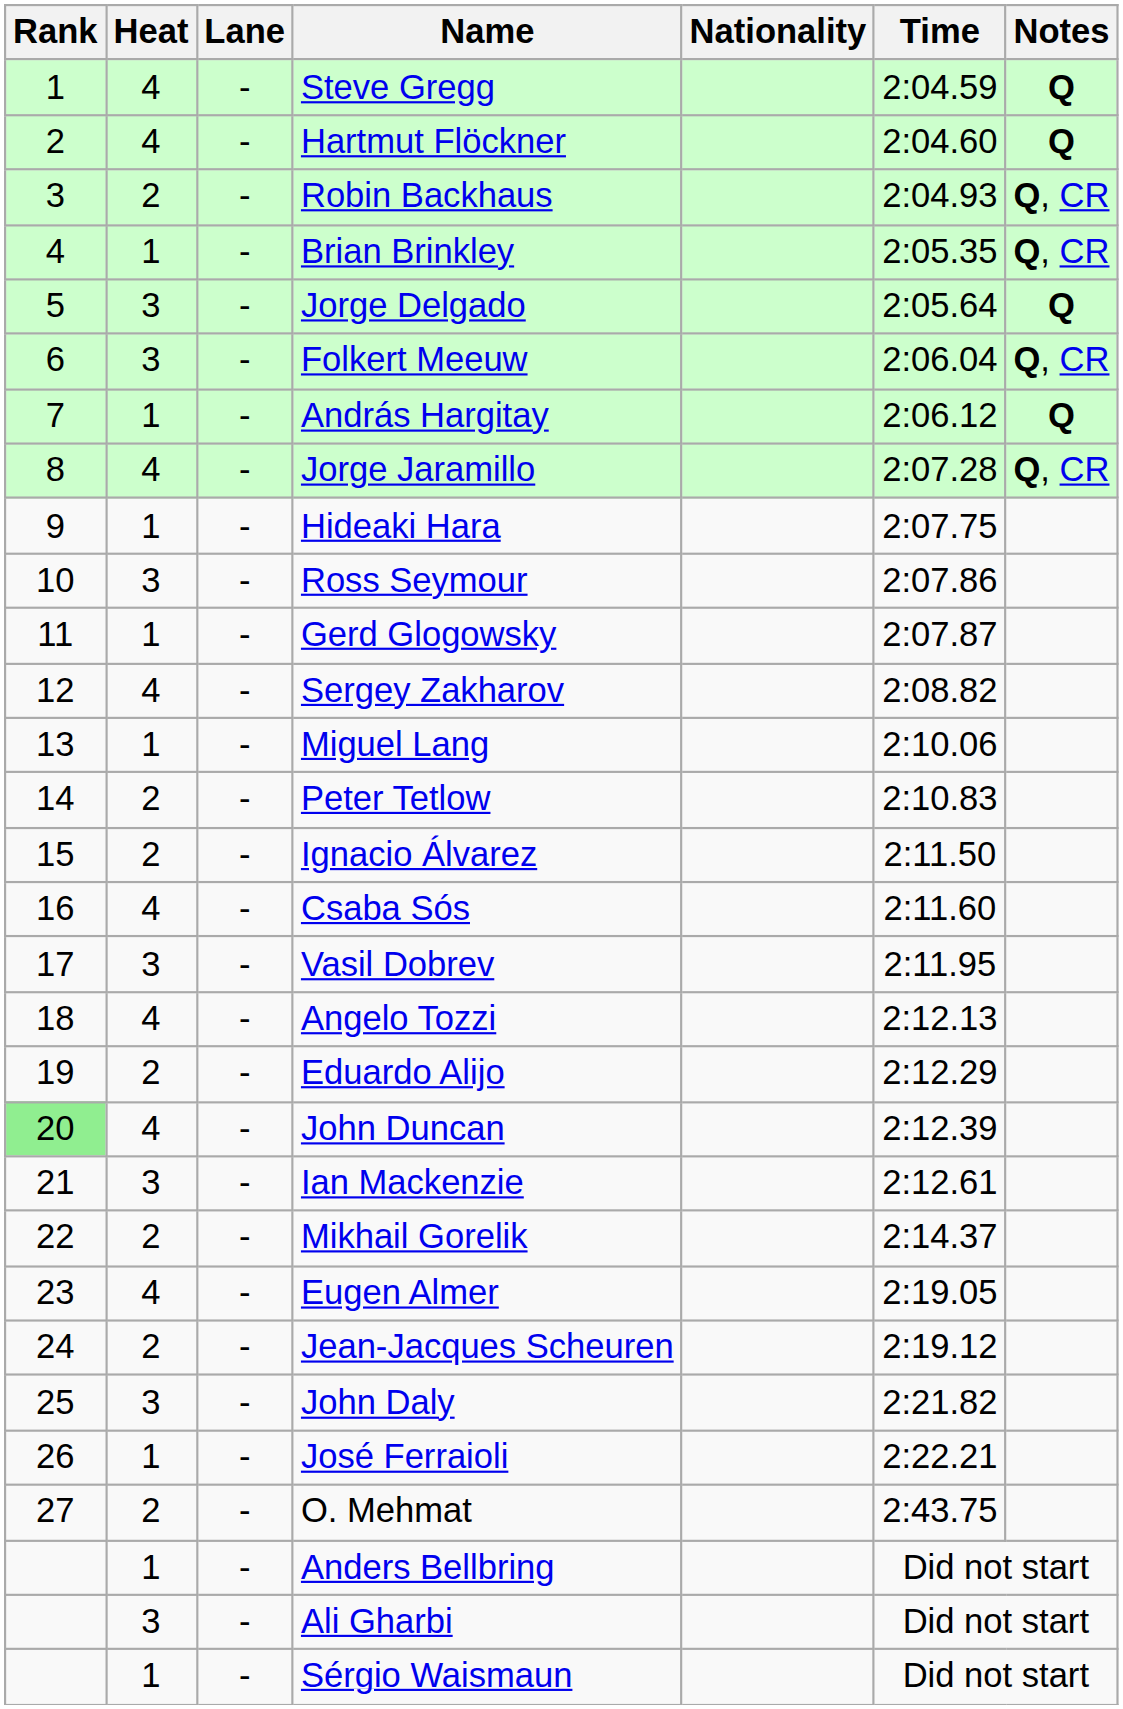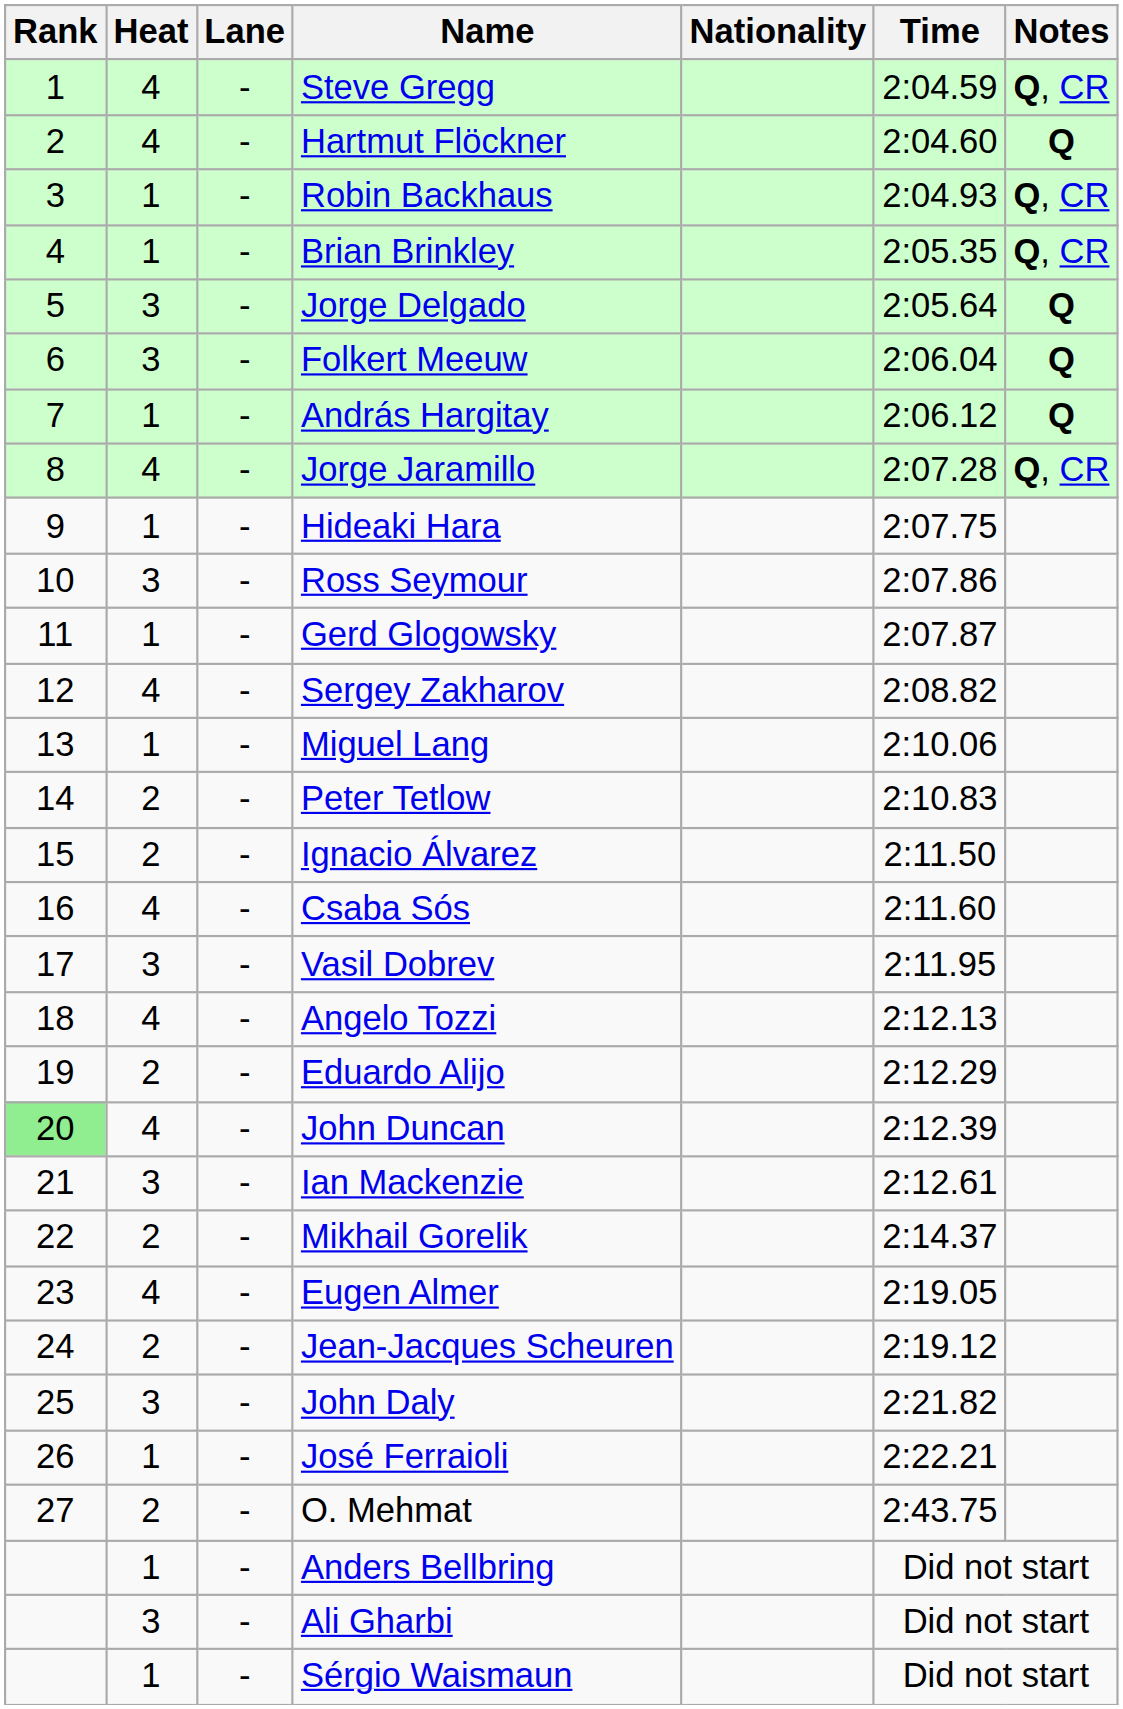(1061, 86) Q -> (1061, 86) Q, CR
(151, 196) 2 -> (151, 196) 1
(1061, 360) Q, CR -> (1061, 360) Q
